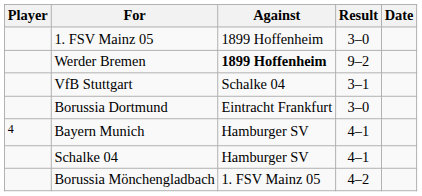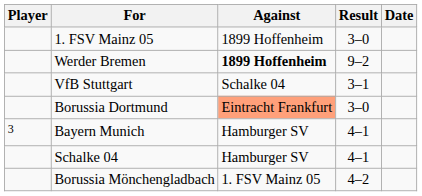(277, 107) no background -> (277, 107) lightsalmon background
(11, 129) 4 -> (11, 129) 3
